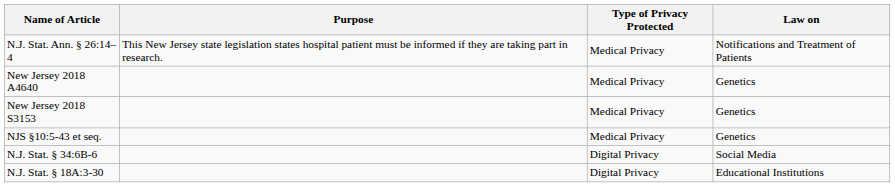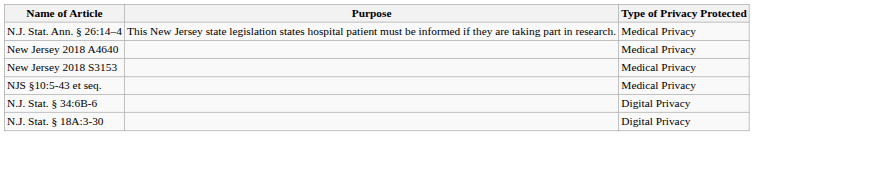- column: (801, 19)
